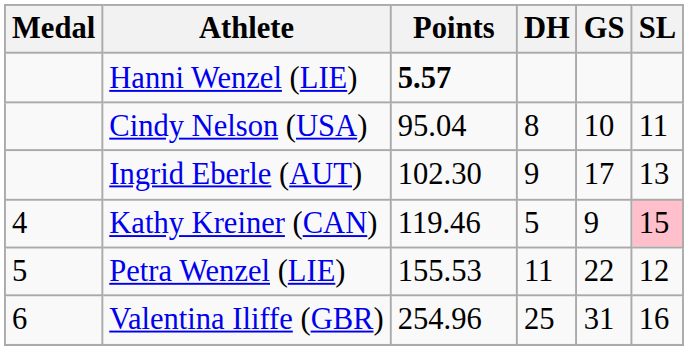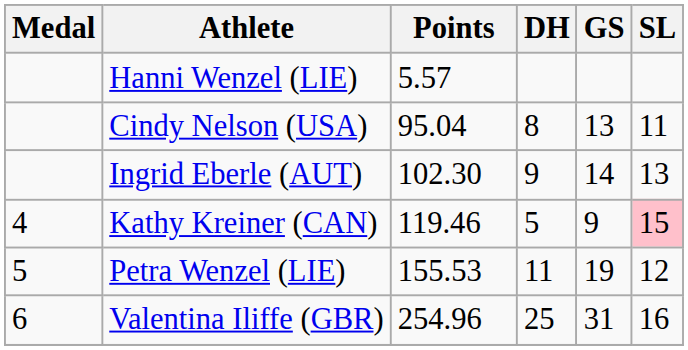(424, 77) bold -> (424, 77) normal
(599, 125) 10 -> (599, 125) 13
(599, 174) 17 -> (599, 174) 14
(599, 271) 22 -> (599, 271) 19
